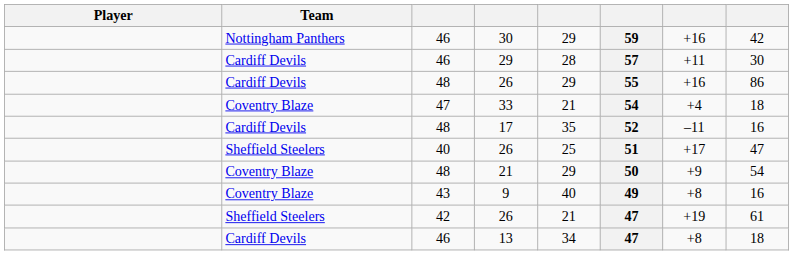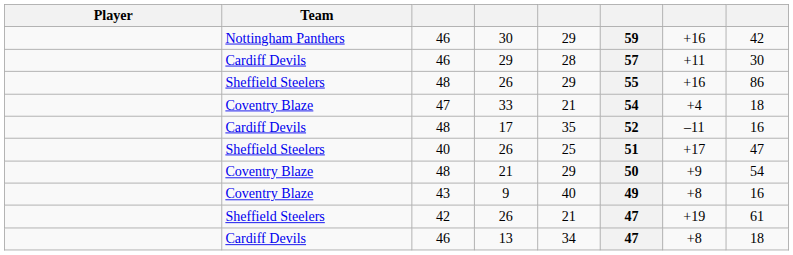(266, 82) Cardiff Devils -> (275, 82) Sheffield Steelers
